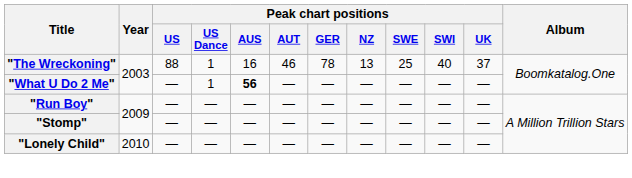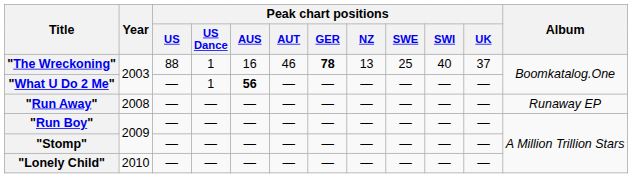(328, 64) normal -> (328, 64) bold
+ row: (62, 103)
